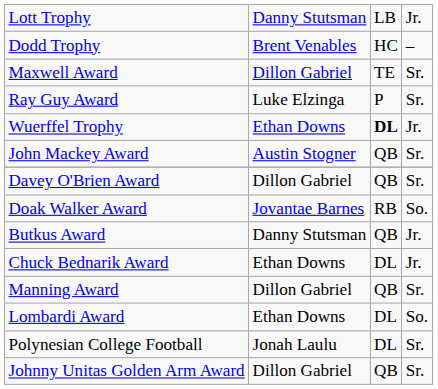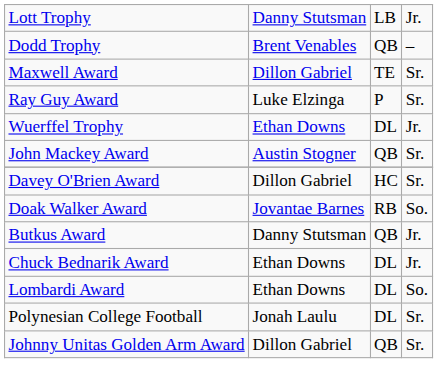(386, 45) HC -> (386, 45) QB
(386, 126) bold -> (386, 126) normal
(386, 180) QB -> (386, 180) HC
- row: (64, 289)
